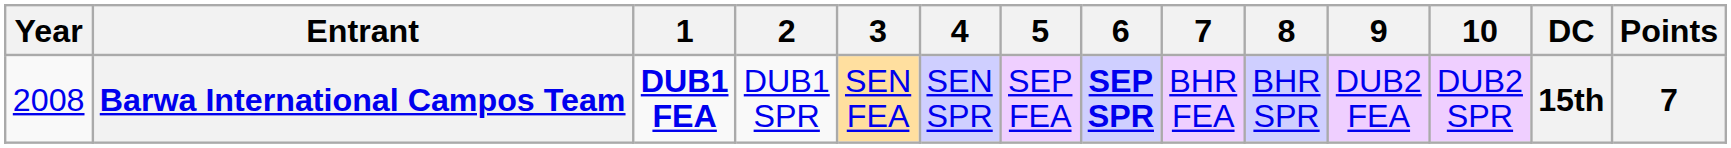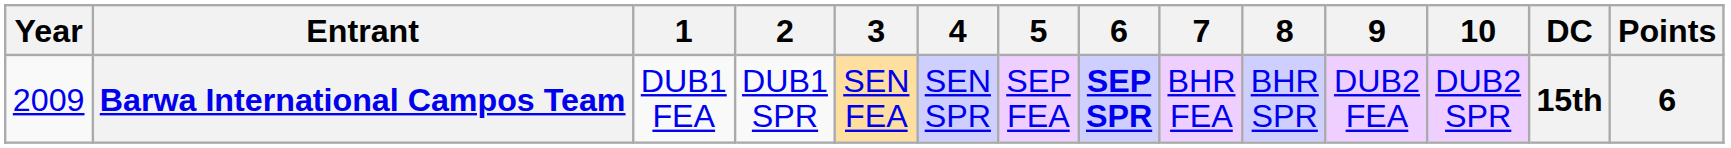(49, 99) 2008 -> (49, 99) 2009
(685, 99) bold -> (684, 99) normal
(1669, 99) 7 -> (1667, 99) 6
